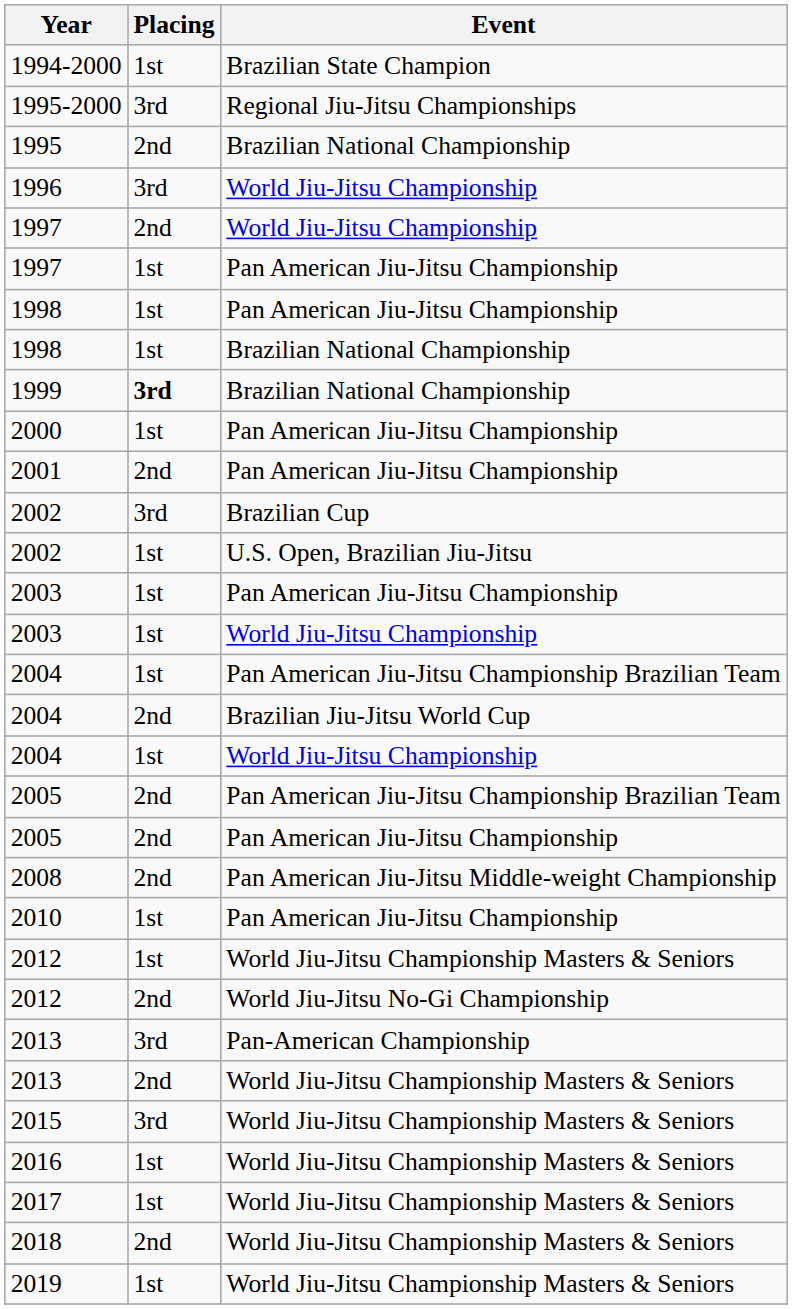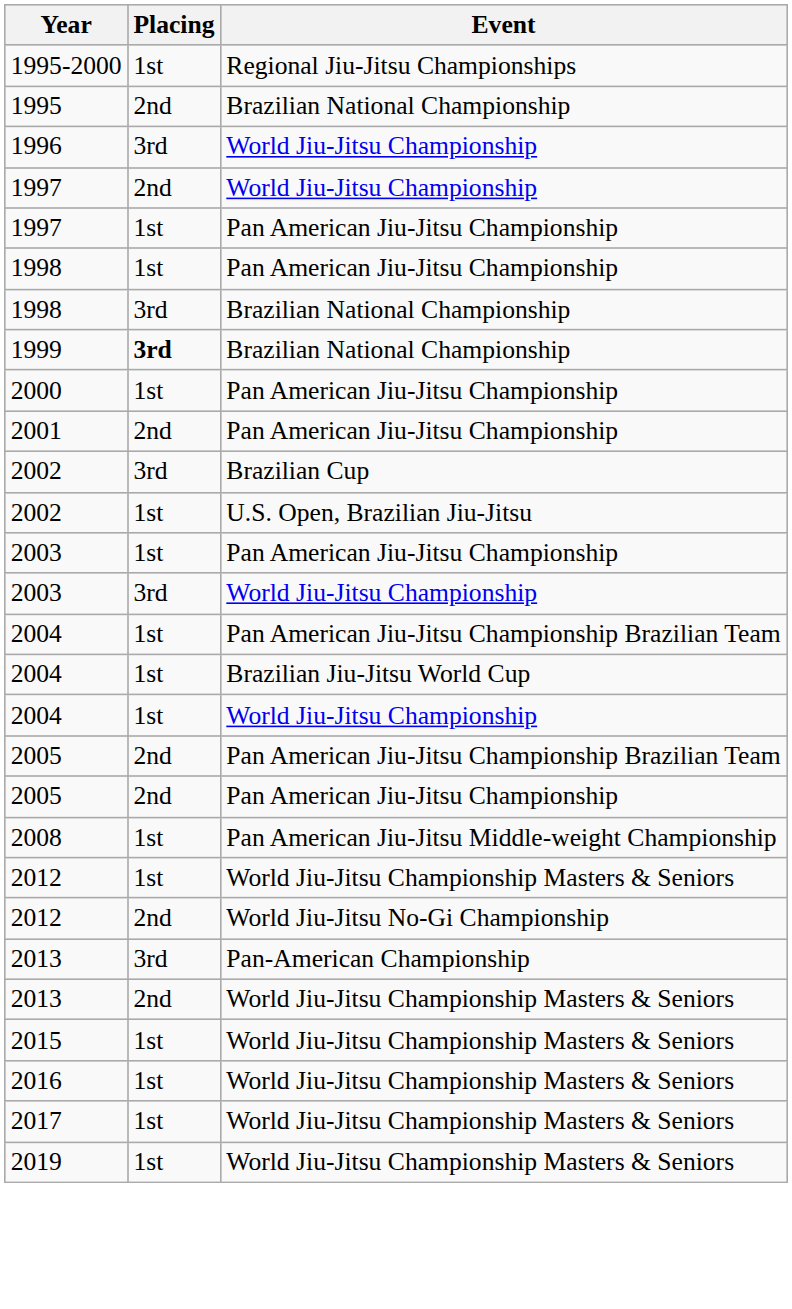- row: (66, 65)
(150, 106) 3rd -> (148, 65) 1st
(148, 349) 1st -> (150, 308) 3rd
(148, 633) 1st -> (150, 593) 3rd
(153, 715) 2nd -> (148, 674) 1st
(153, 877) 2nd -> (148, 836) 1st
- row: (36, 918)
(150, 1120) 3rd -> (148, 1039) 1st
- row: (36, 1242)
